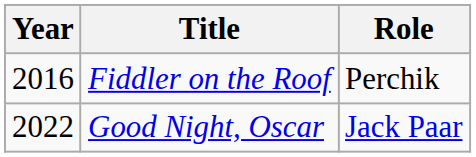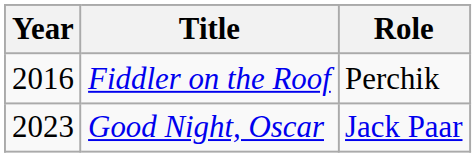(43, 126) 2022 -> (43, 126) 2023
